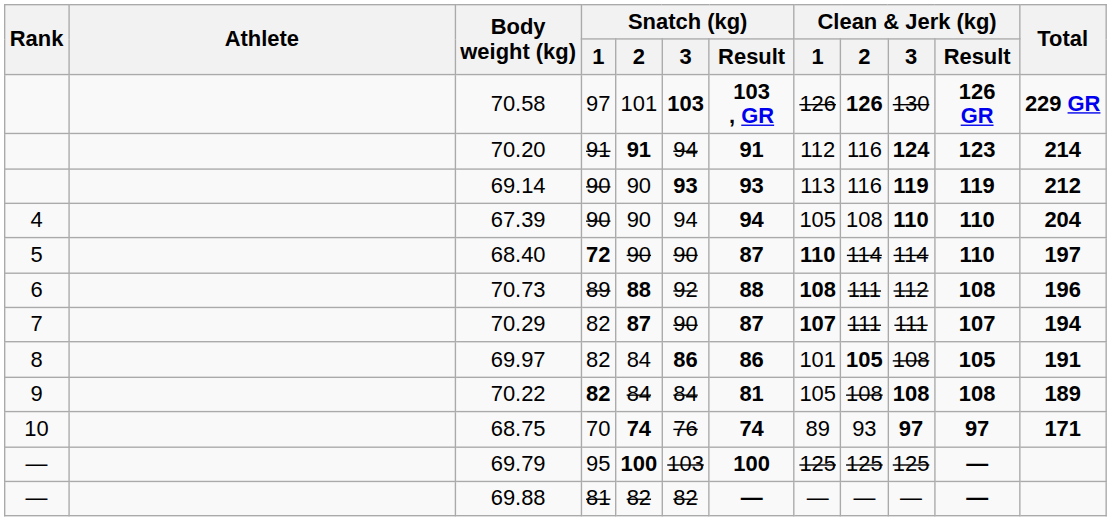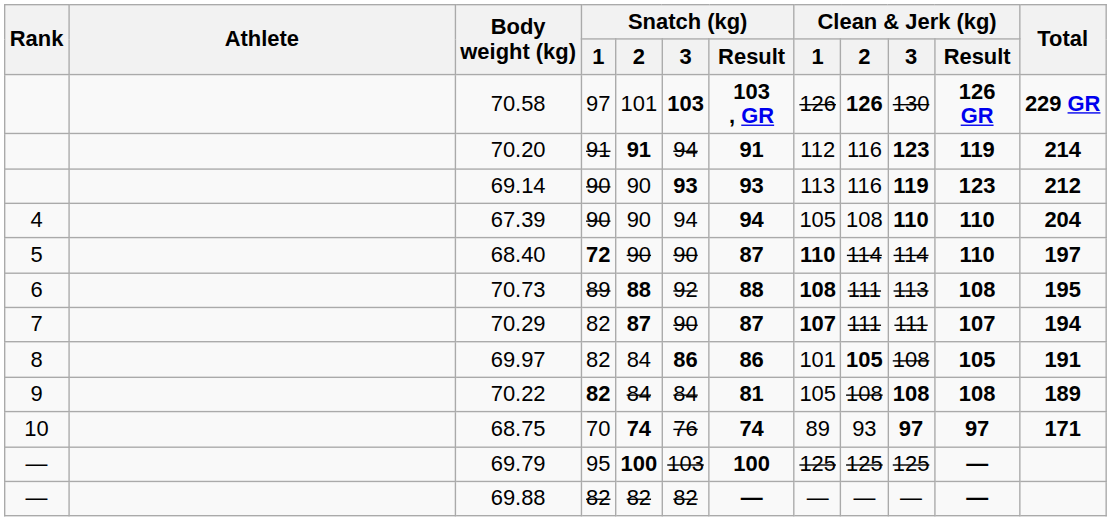(911, 150) 124 -> (911, 150) 123
(977, 150) 123 -> (977, 150) 119
(977, 185) 119 -> (977, 185) 123
(911, 289) 112 -> (911, 289) 113
(1063, 289) 196 -> (1063, 289) 195
(598, 498) 81 -> (598, 498) 82
